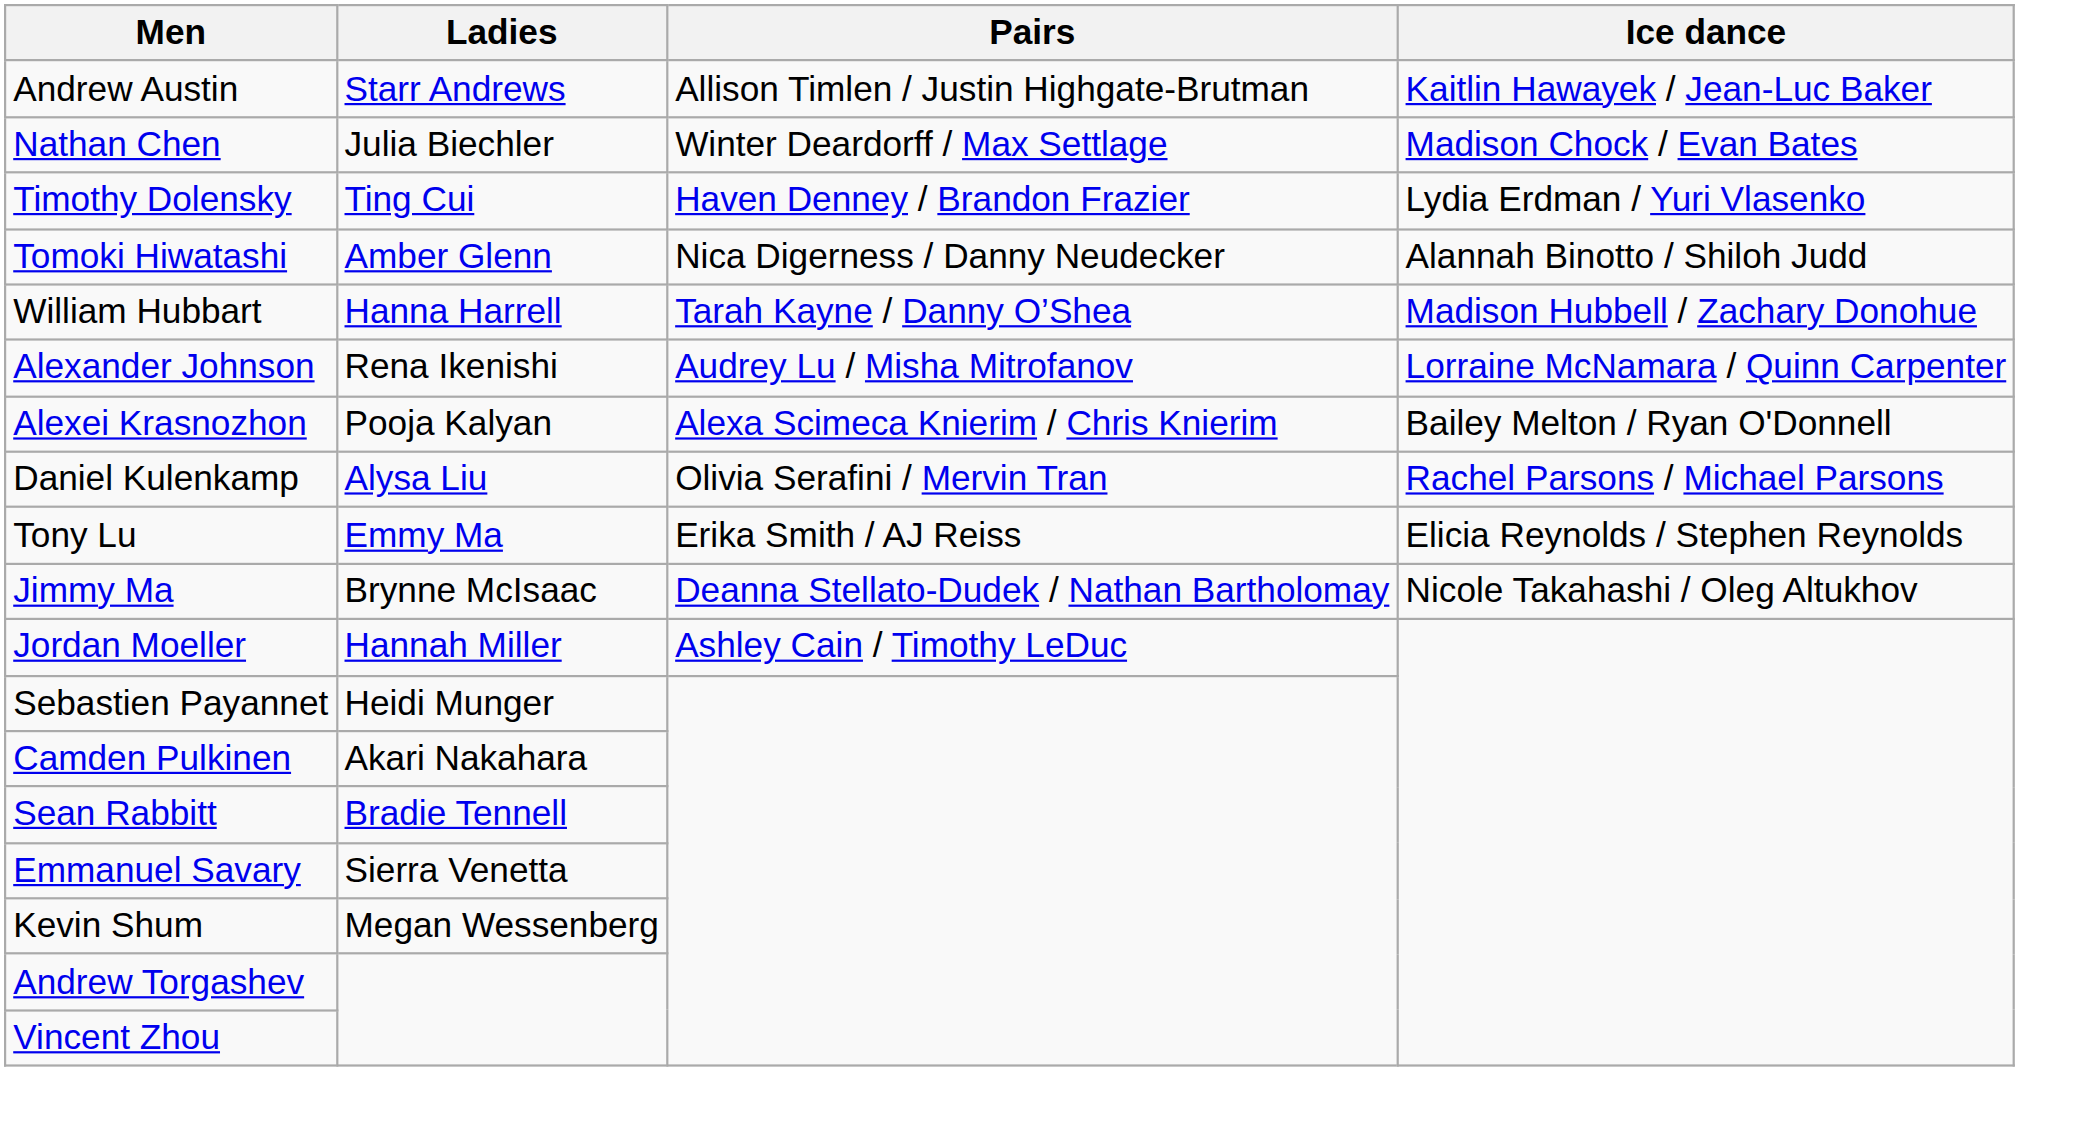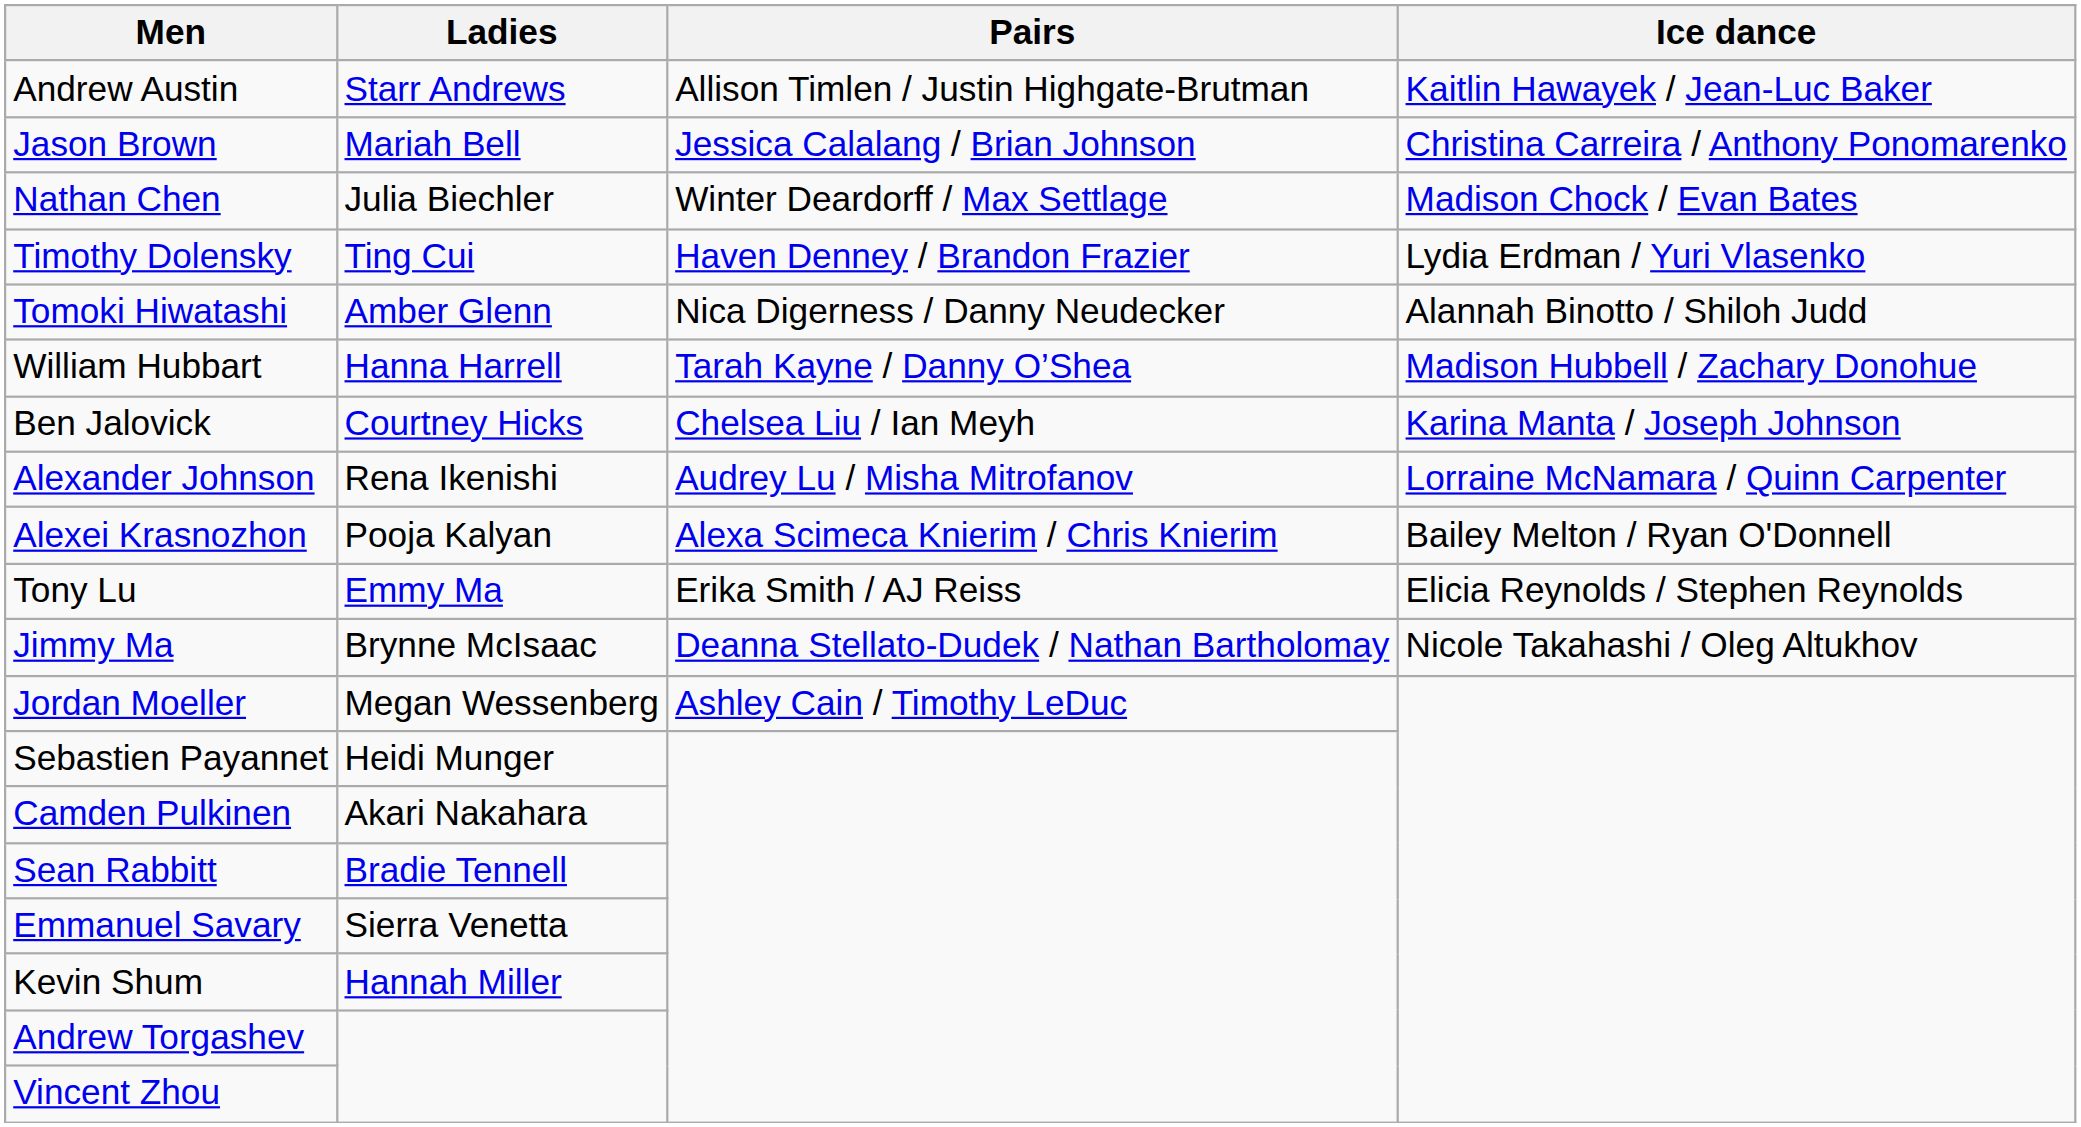+ row: (115, 144)
+ row: (112, 423)
- row: (156, 479)
(453, 646) Hannah Miller -> (502, 702) Megan Wessenberg
(502, 925) Megan Wessenberg -> (453, 981) Hannah Miller
